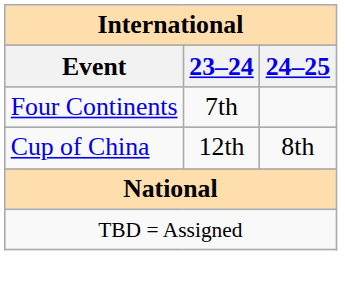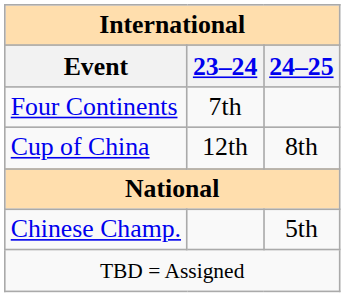+ row: (96, 229)
